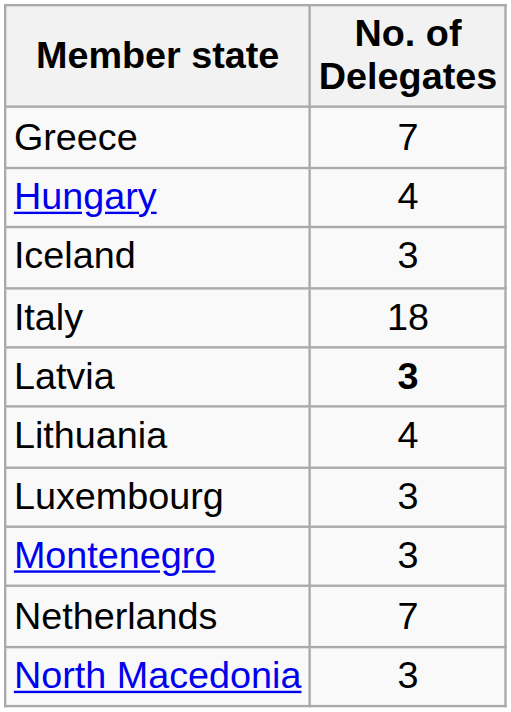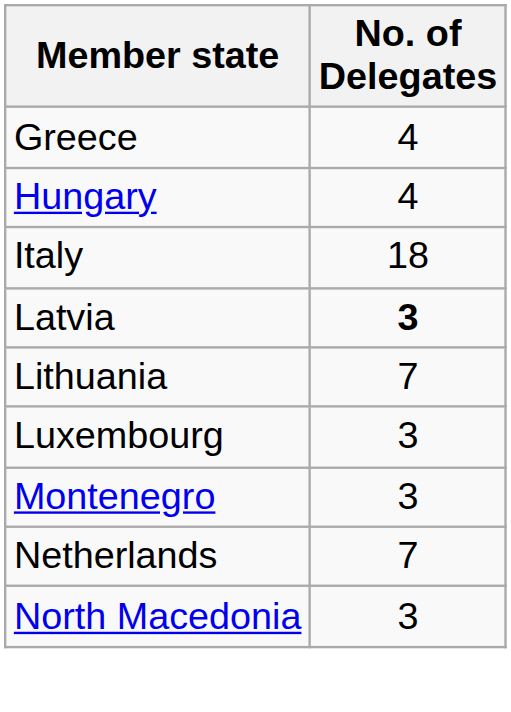(408, 136) 7 -> (408, 136) 4
- row: (75, 256)
(408, 436) 4 -> (408, 376) 7
